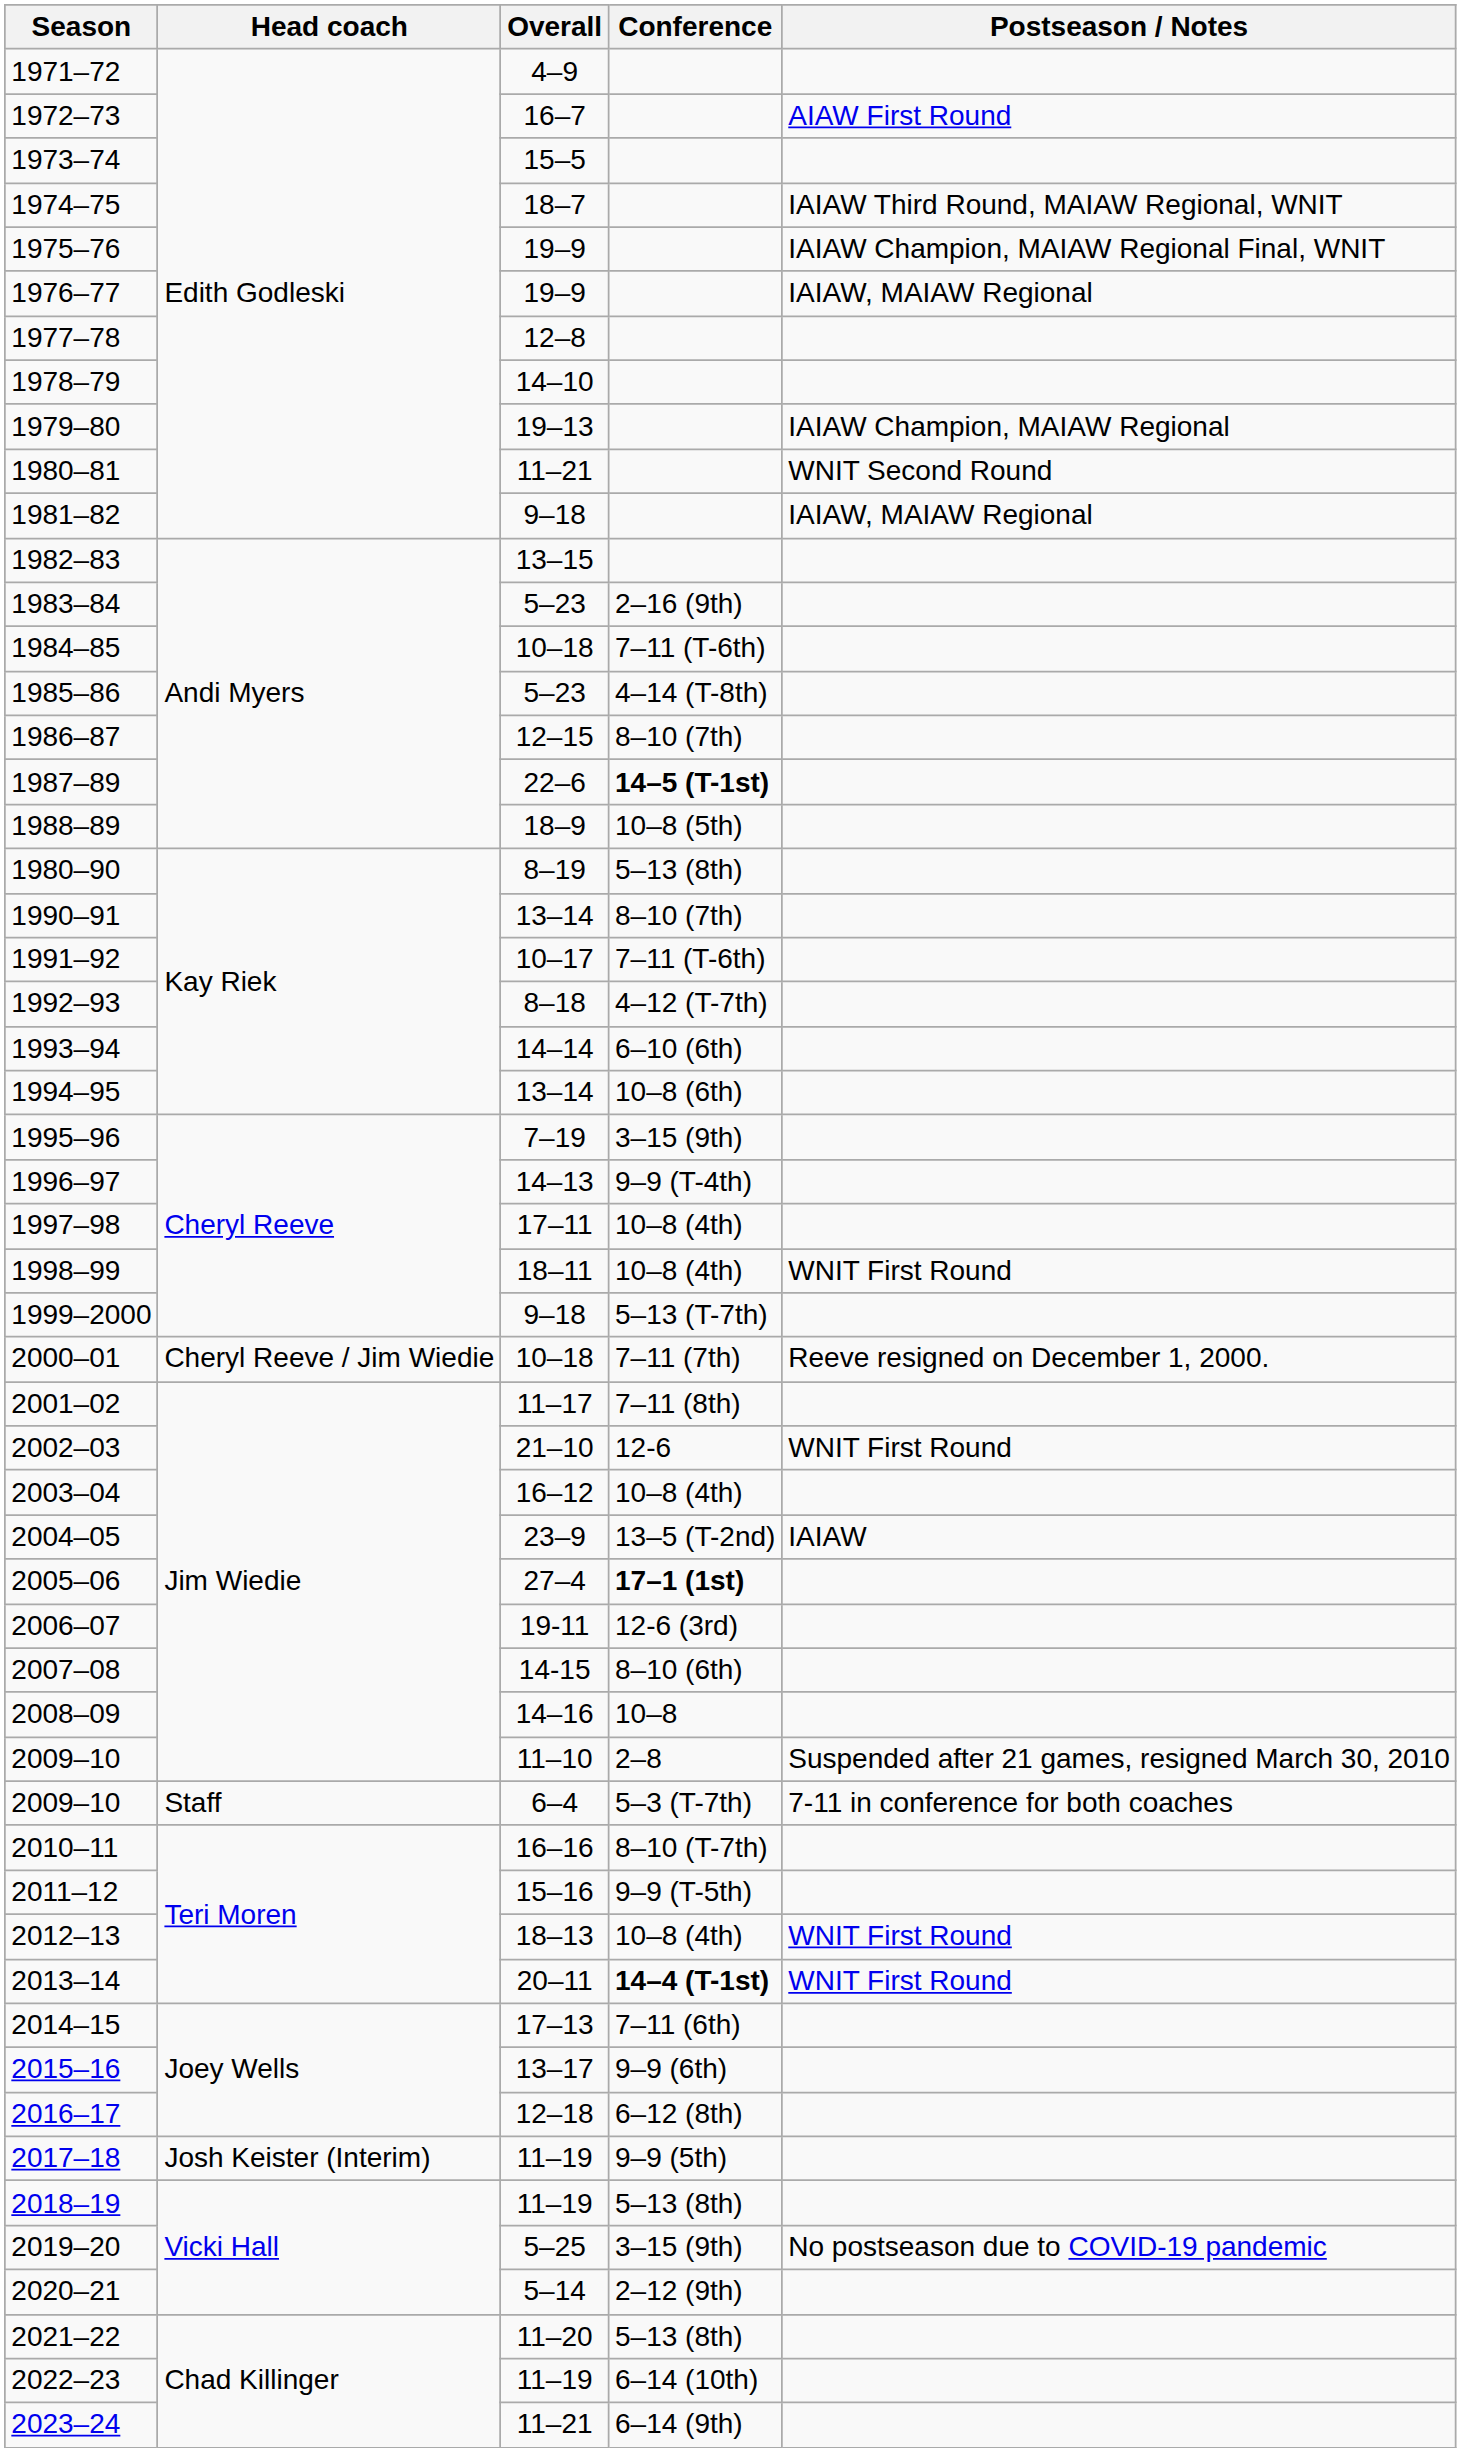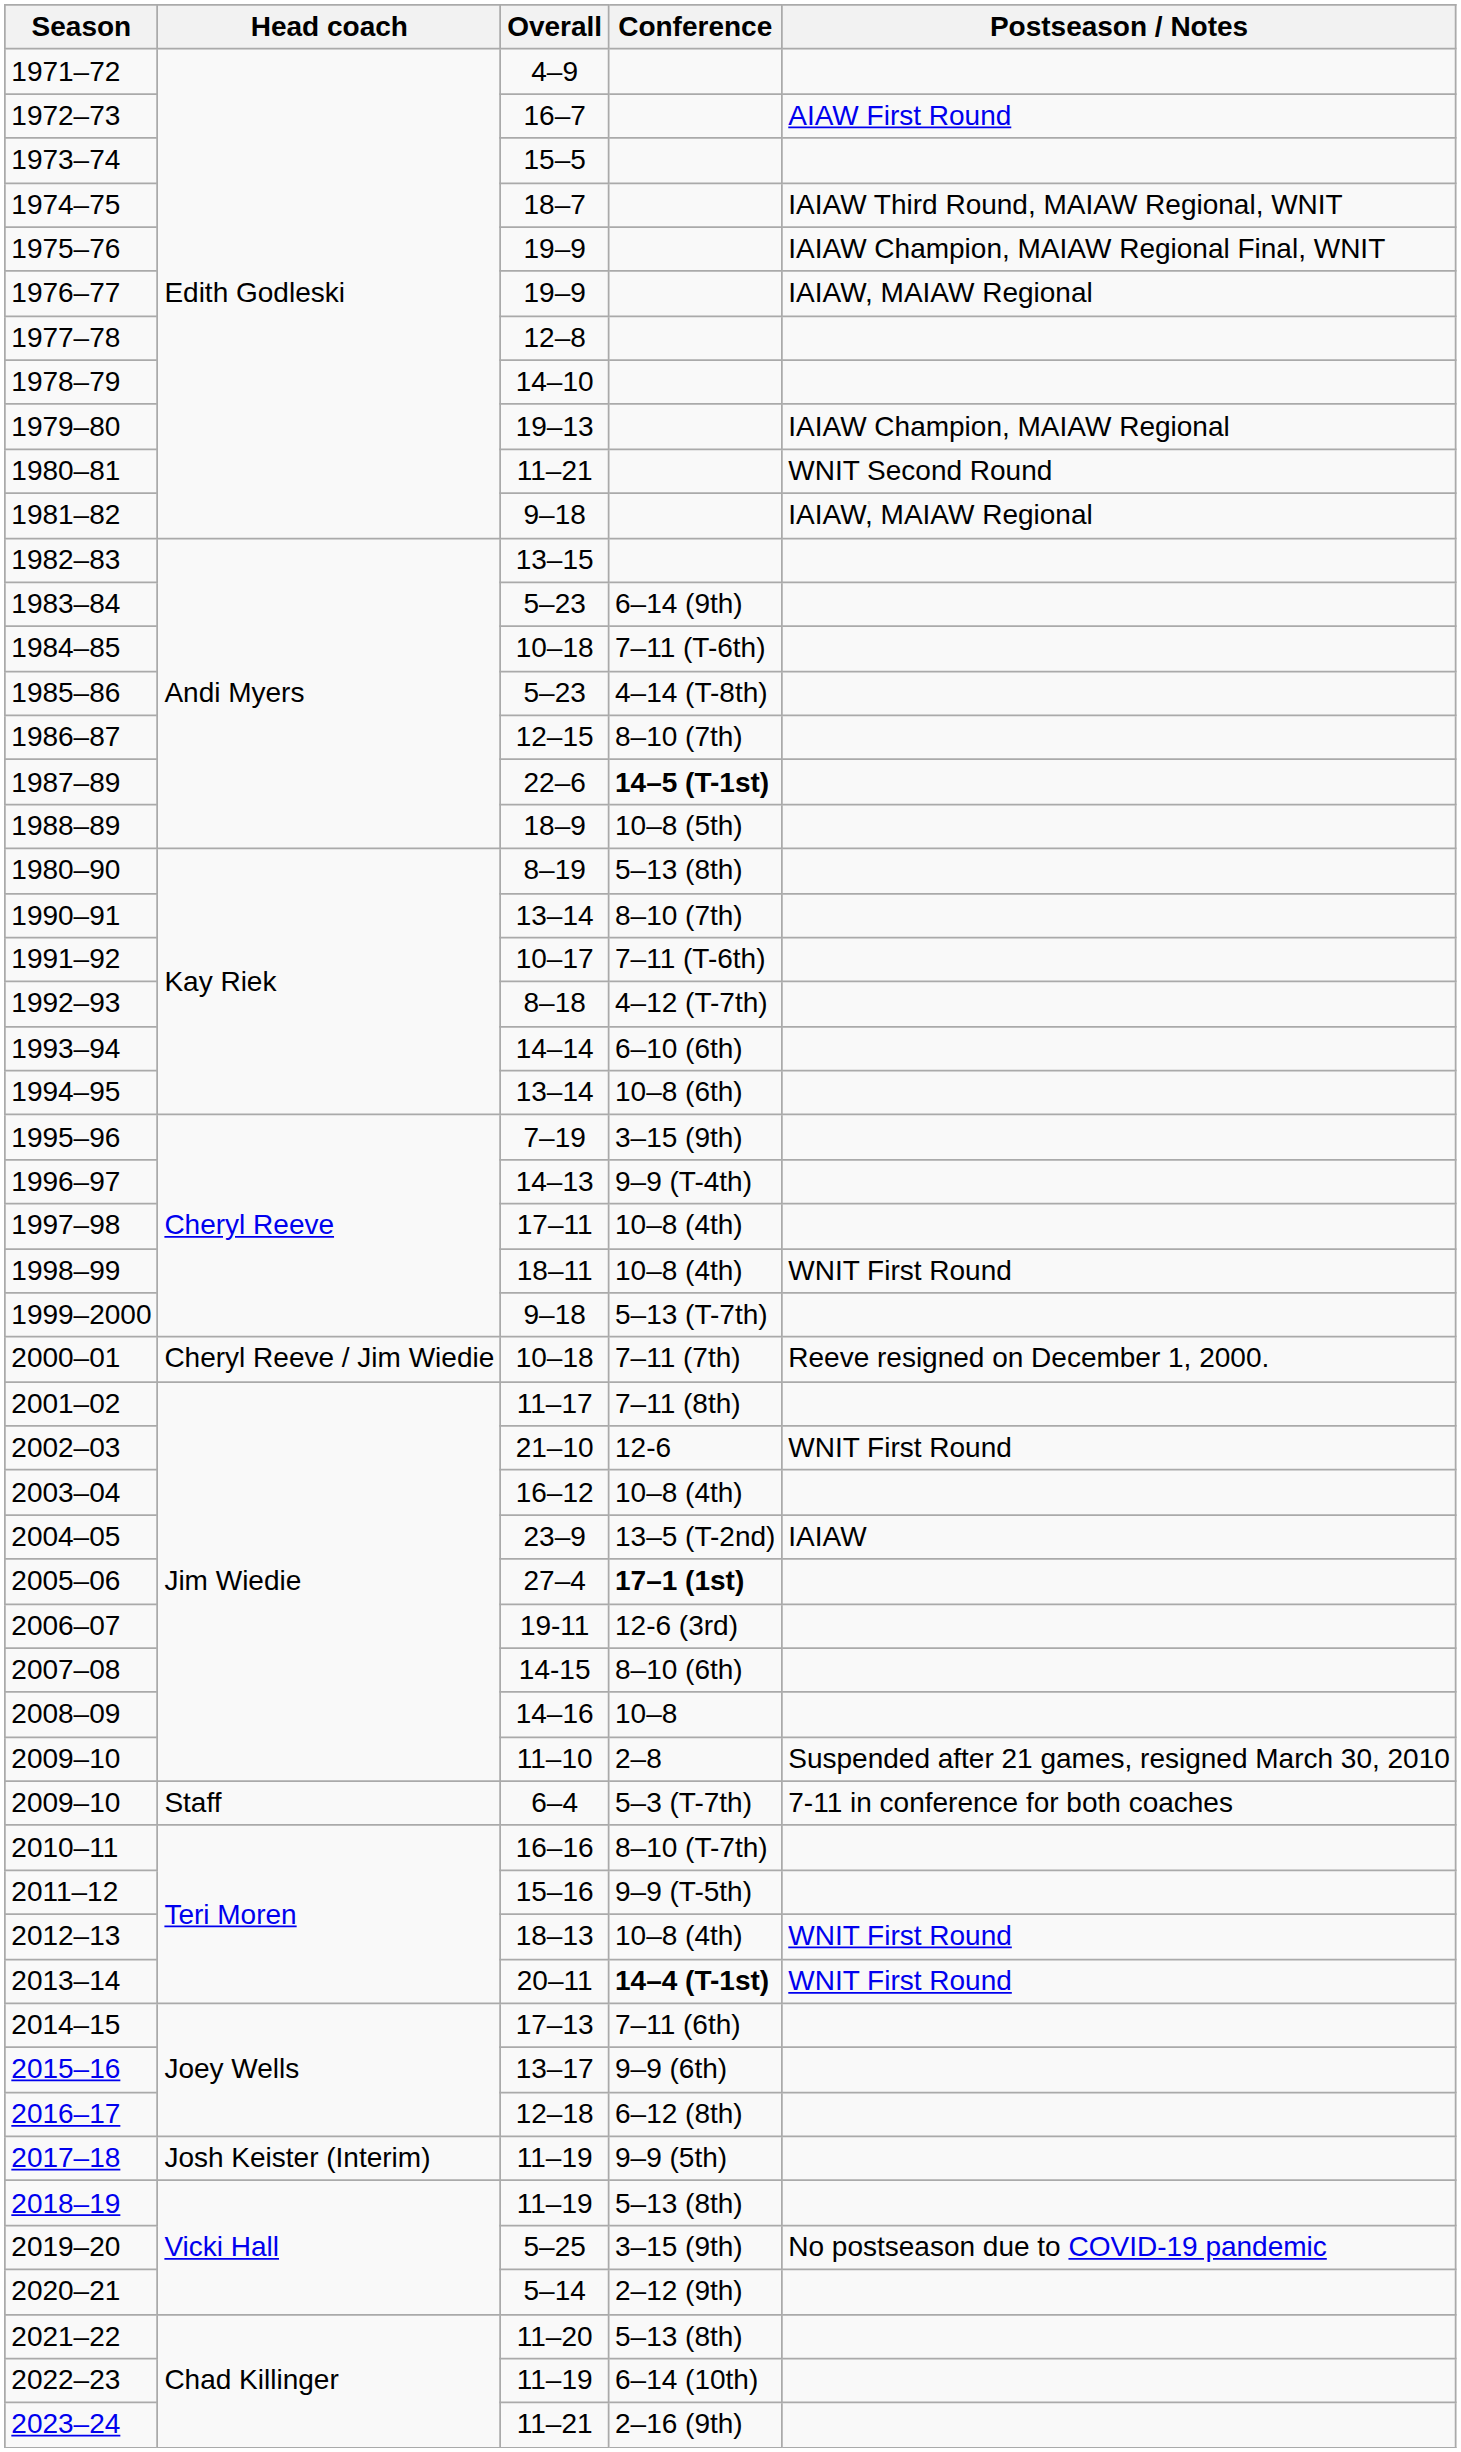(679, 603) 2–16 (9th) -> (679, 603) 6–14 (9th)
(679, 2424) 6–14 (9th) -> (679, 2424) 2–16 (9th)
